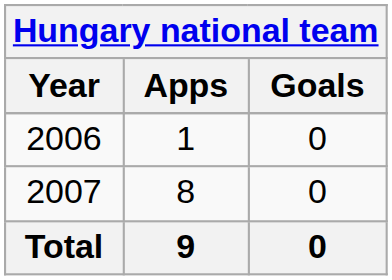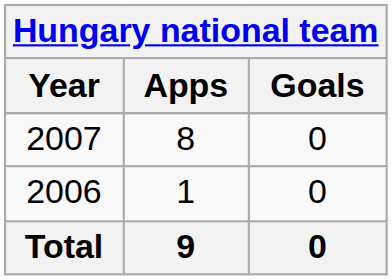rows swapped: (64, 138) <-> (64, 192)
